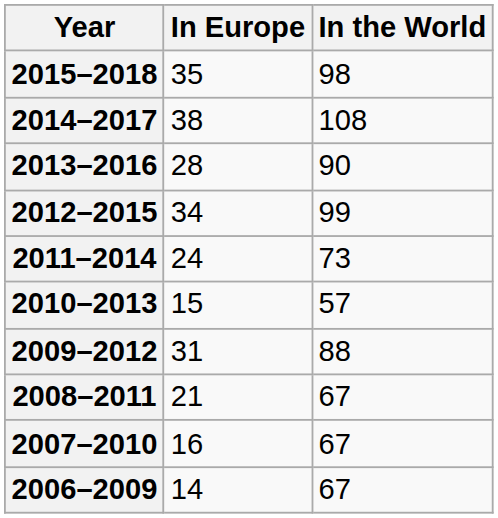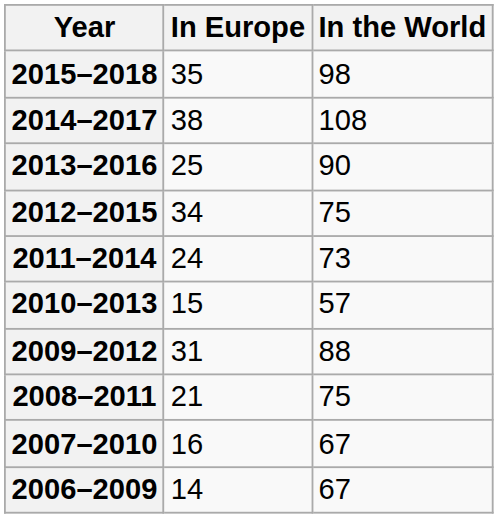(187, 166) 28 -> (187, 166) 25
(335, 212) 99 -> (335, 212) 75
(335, 397) 67 -> (335, 397) 75
